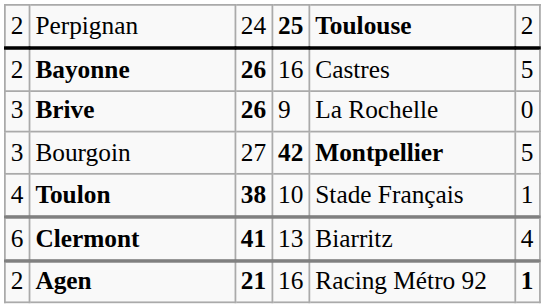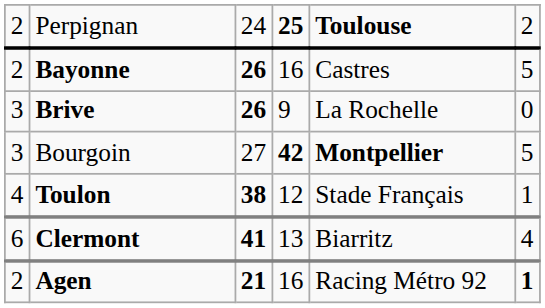(291, 194) 10 -> (291, 194) 12
